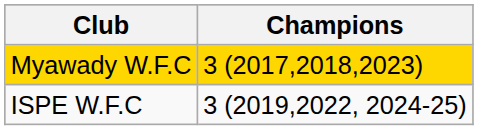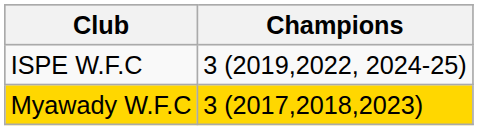rows swapped: (101, 65) <-> (77, 105)
